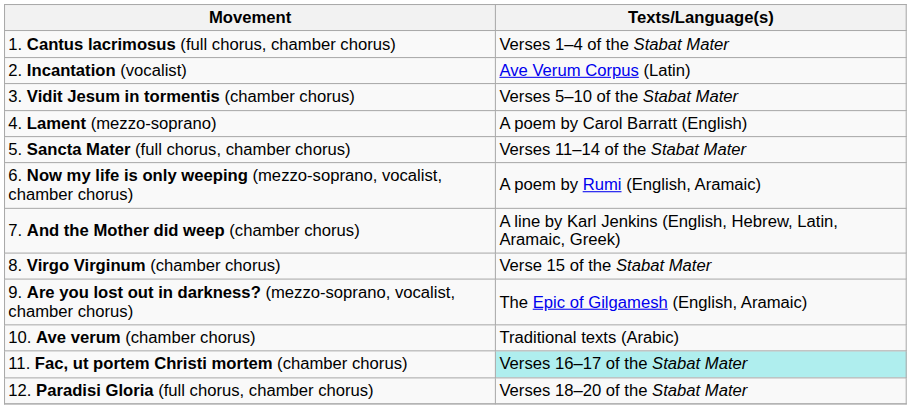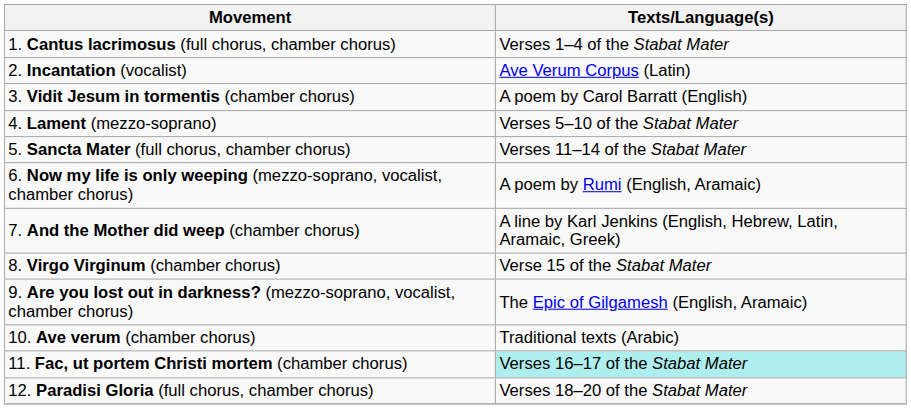(619, 96) Verses 5–10 of the Stabat Mater -> (623, 96) A poem by Carol Barratt (English)
(623, 123) A poem by Carol Barratt (English) -> (619, 123) Verses 5–10 of the Stabat Mater
